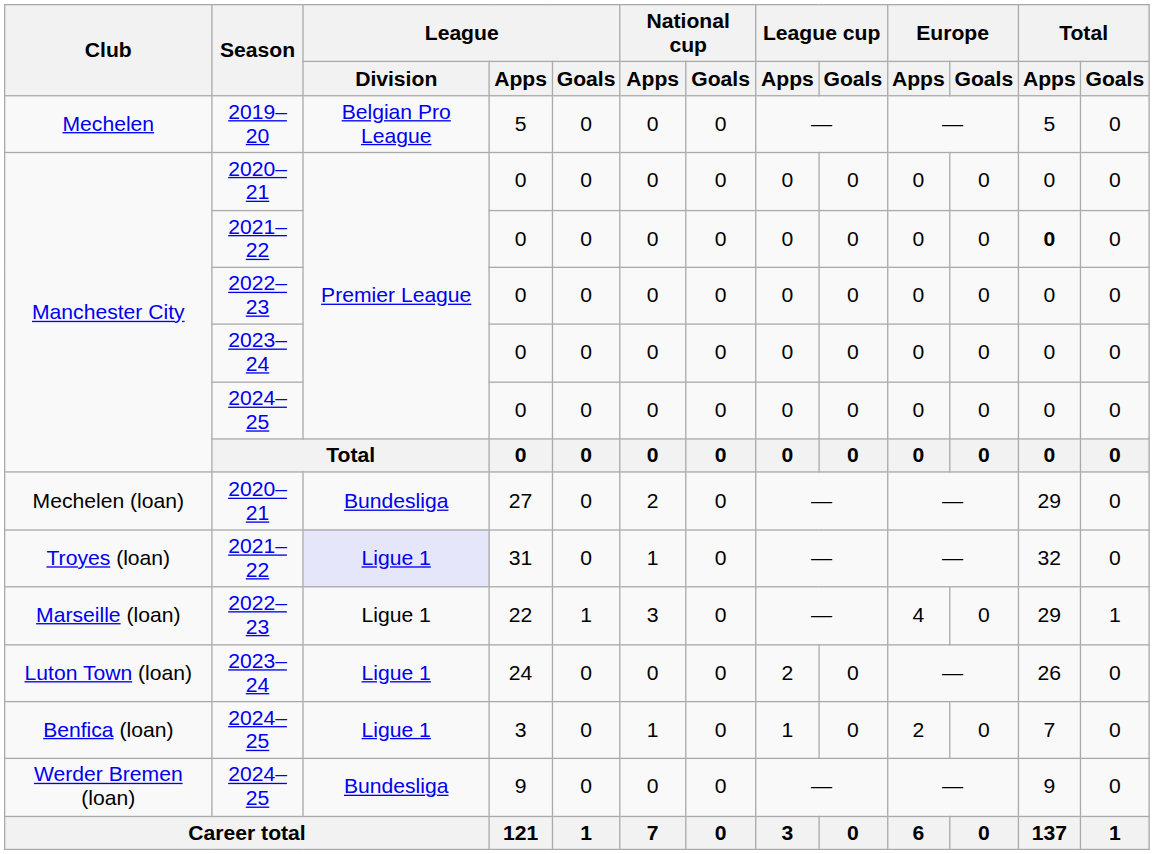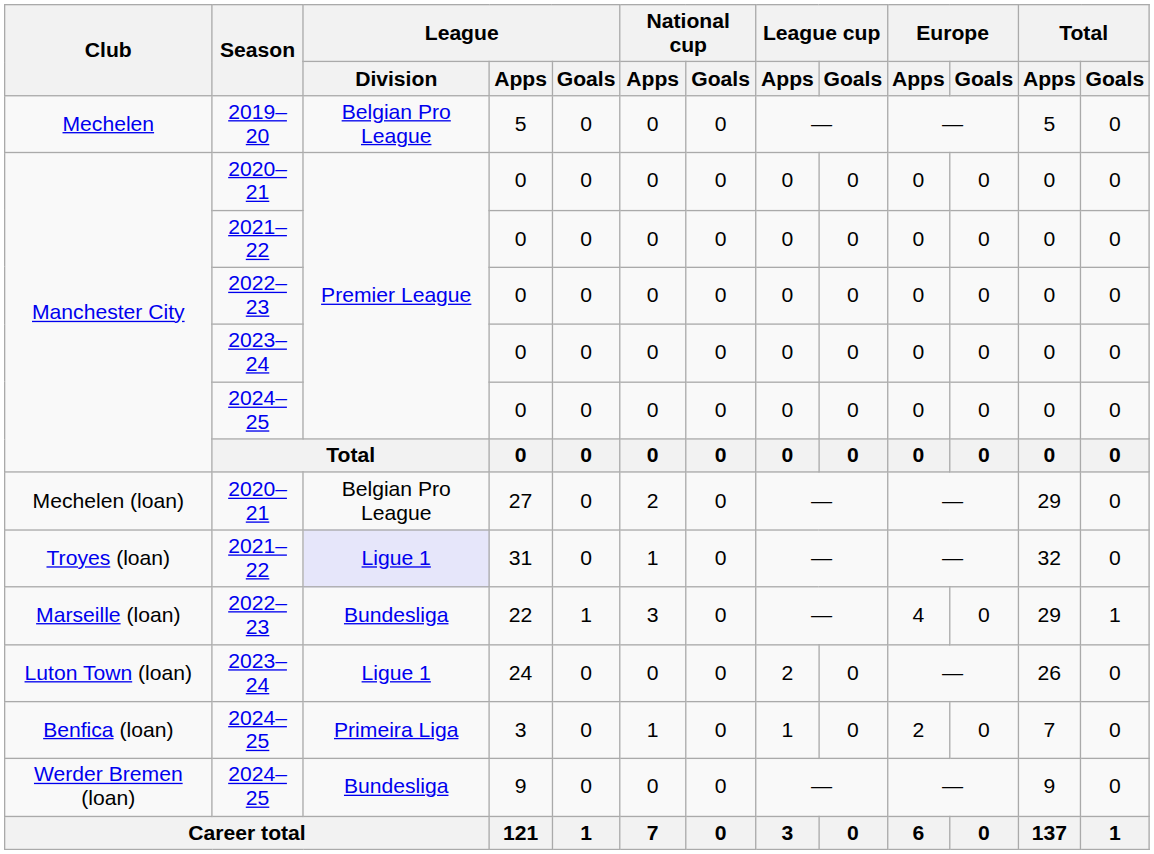(1049, 238) bold -> (1049, 238) normal
(396, 500) Bundesliga -> (396, 500) Belgian Pro League
(396, 615) Ligue 1 -> (396, 615) Bundesliga
(396, 729) Ligue 1 -> (396, 729) Primeira Liga
